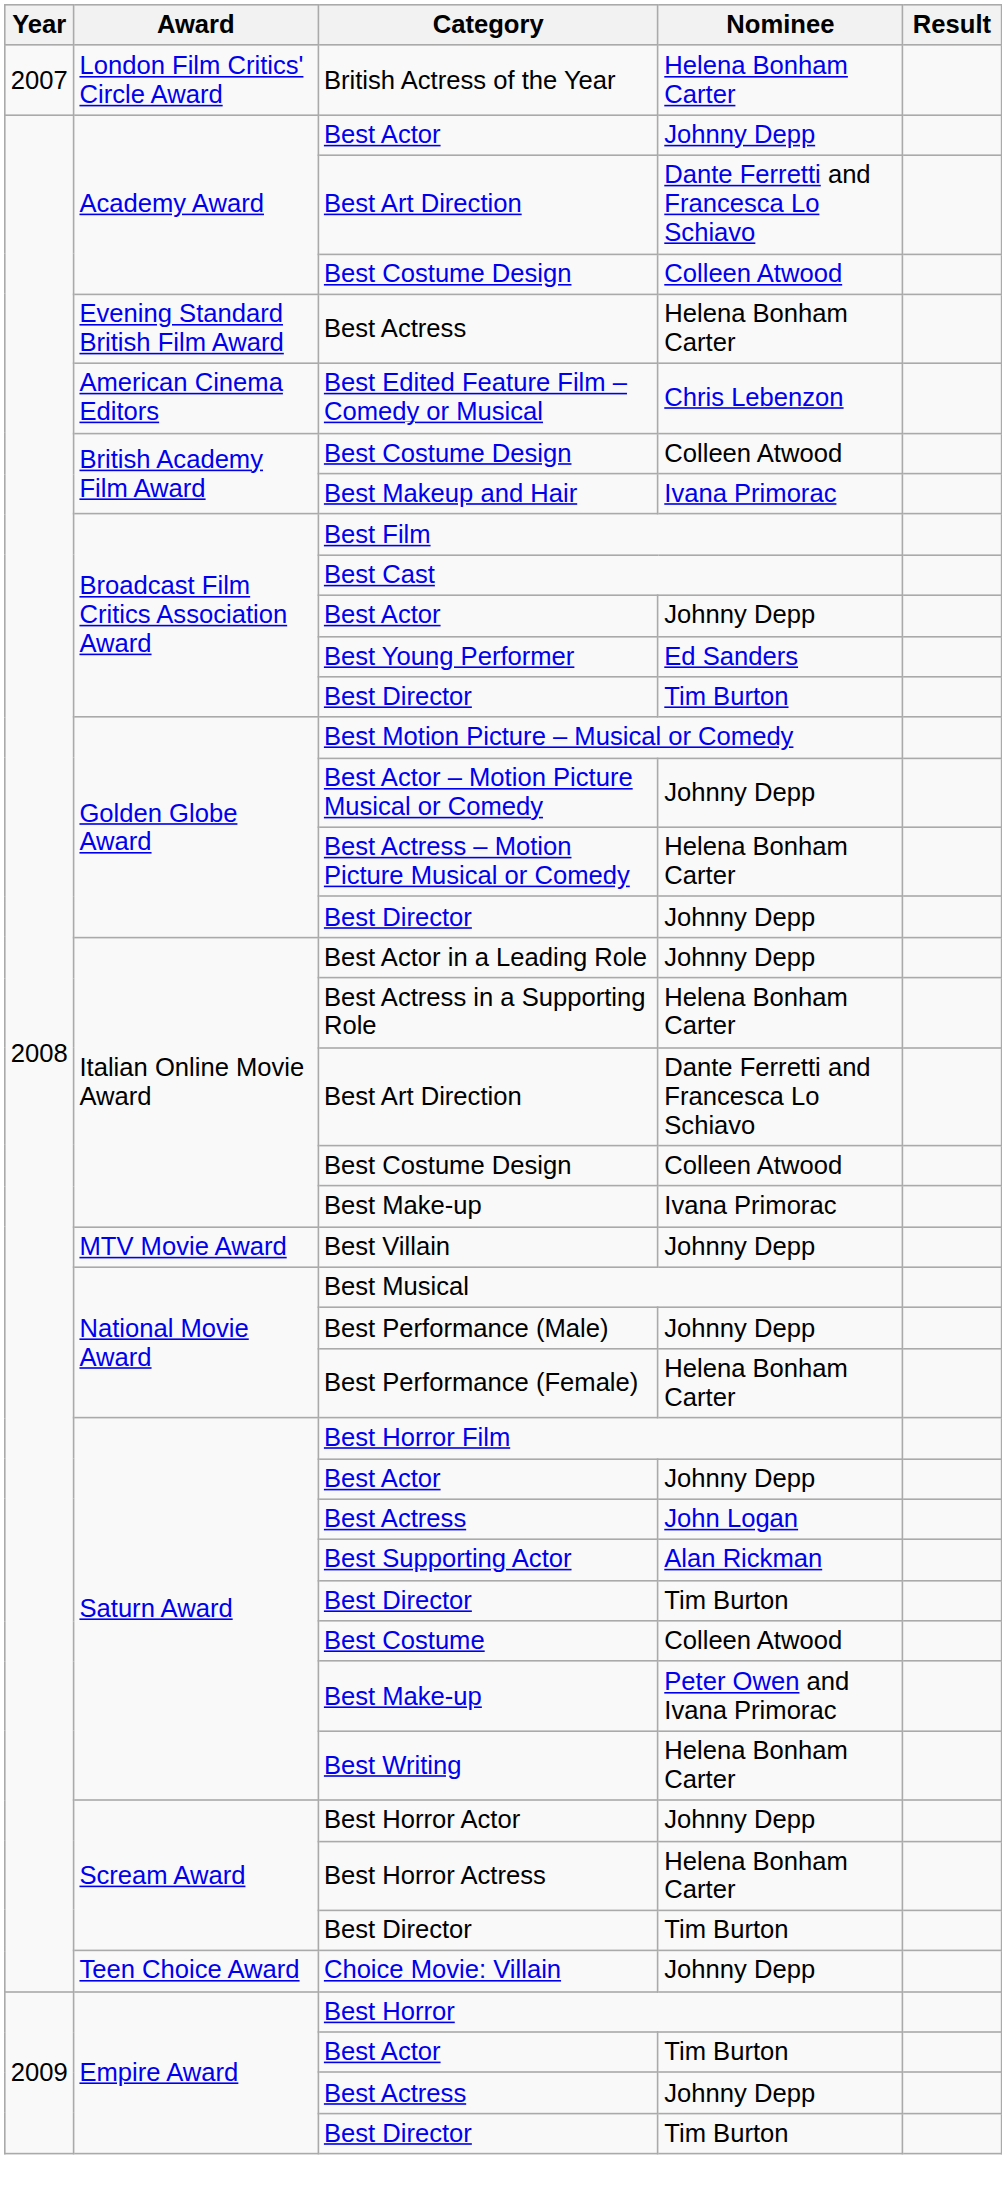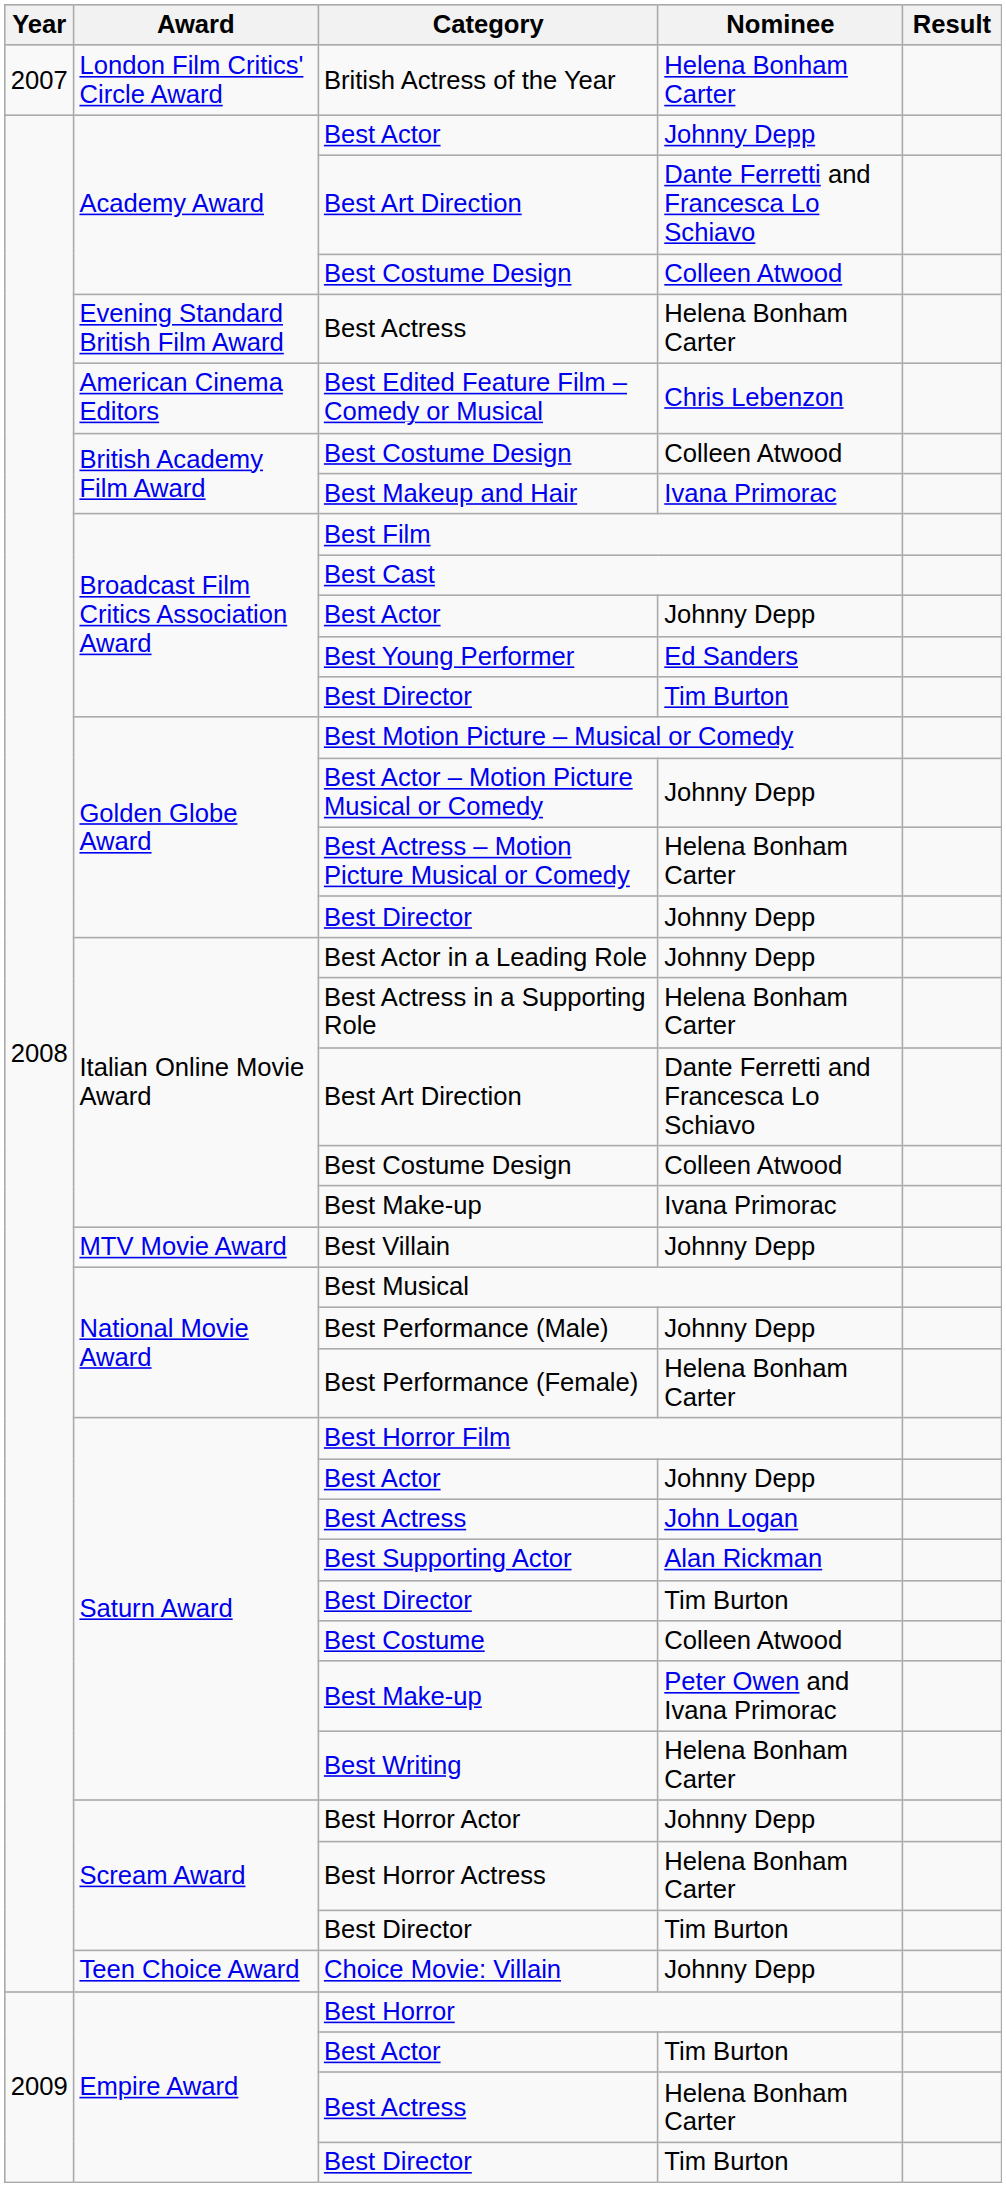(740, 2092) Johnny Depp -> (756, 2106) Helena Bonham Carter
